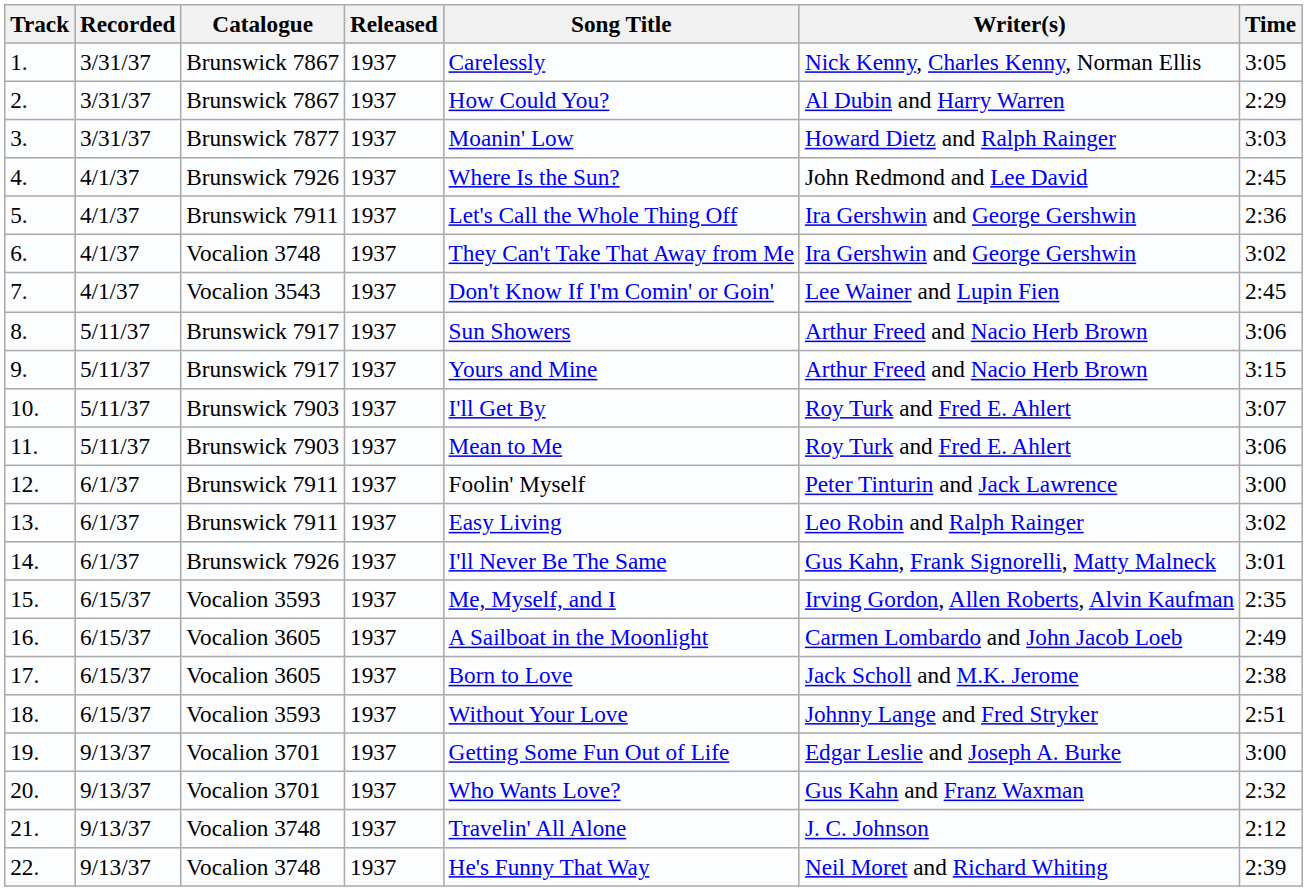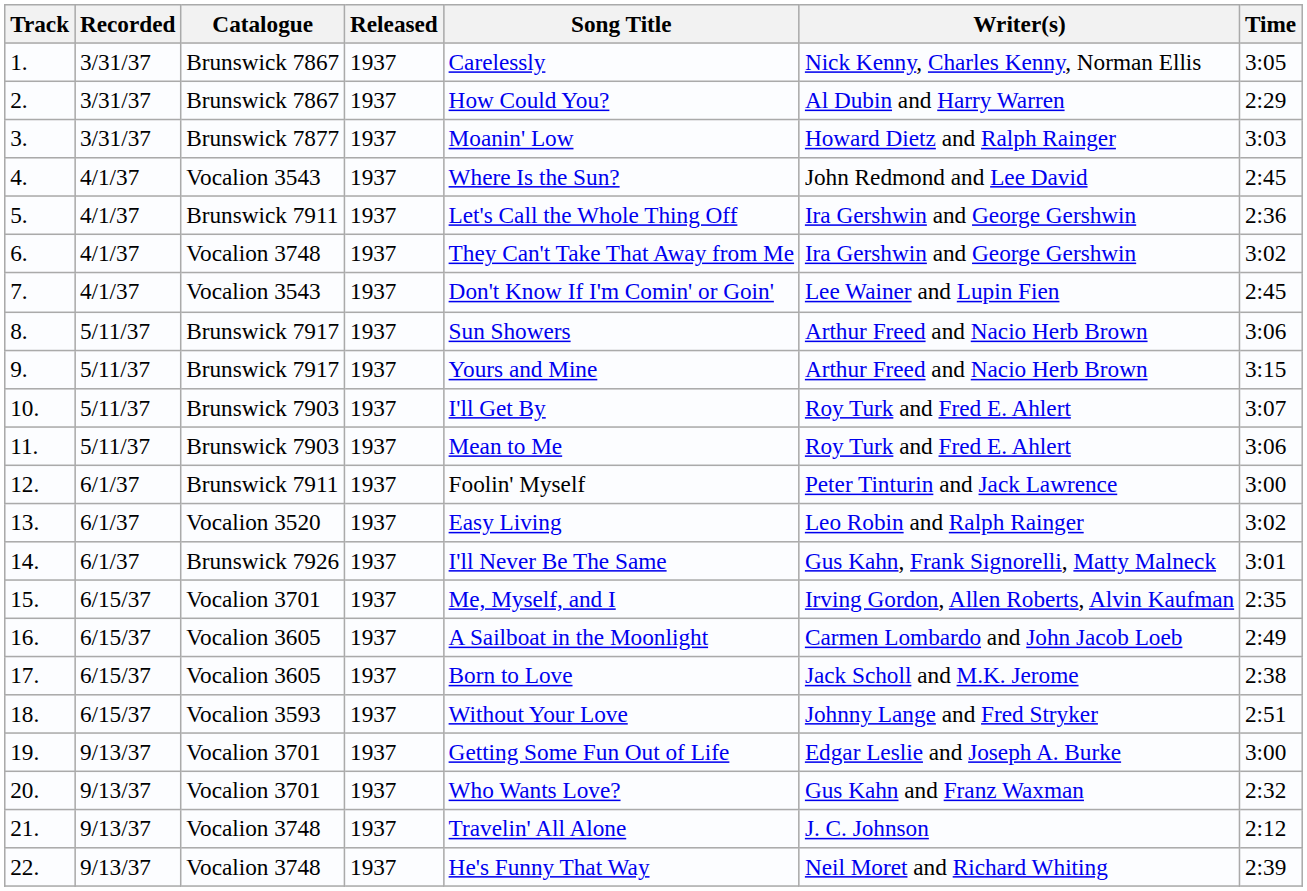(263, 177) Brunswick 7926 -> (253, 177) Vocalion 3543
(262, 522) Brunswick 7911 -> (253, 522) Vocalion 3520
(253, 599) Vocalion 3593 -> (253, 599) Vocalion 3701
